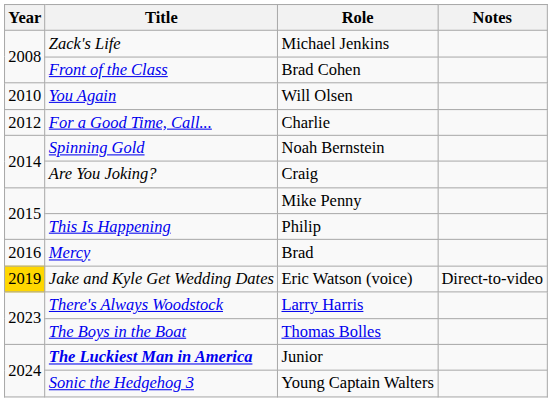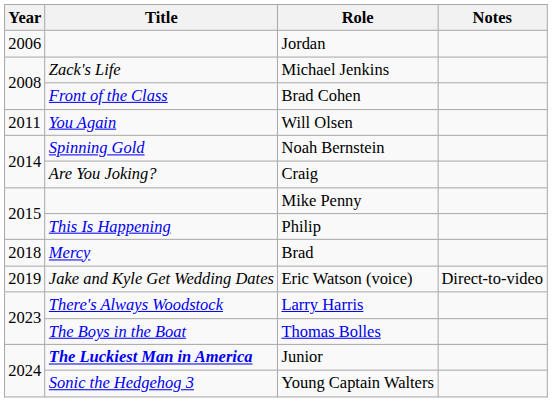+ row: (303, 43)
(25, 95) 2010 -> (24, 122) 2011
- row: (306, 122)
(25, 252) 2016 -> (25, 252) 2018
(25, 278) gold background -> (25, 278) no background
